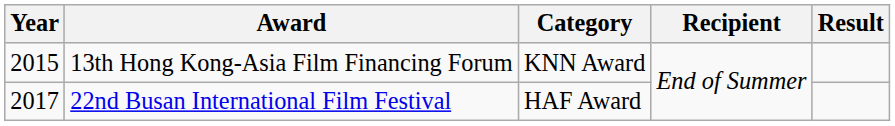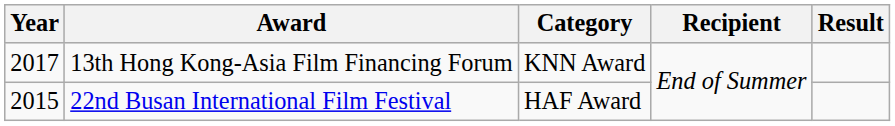(35, 62) 2015 -> (35, 62) 2017
(35, 100) 2017 -> (35, 100) 2015
